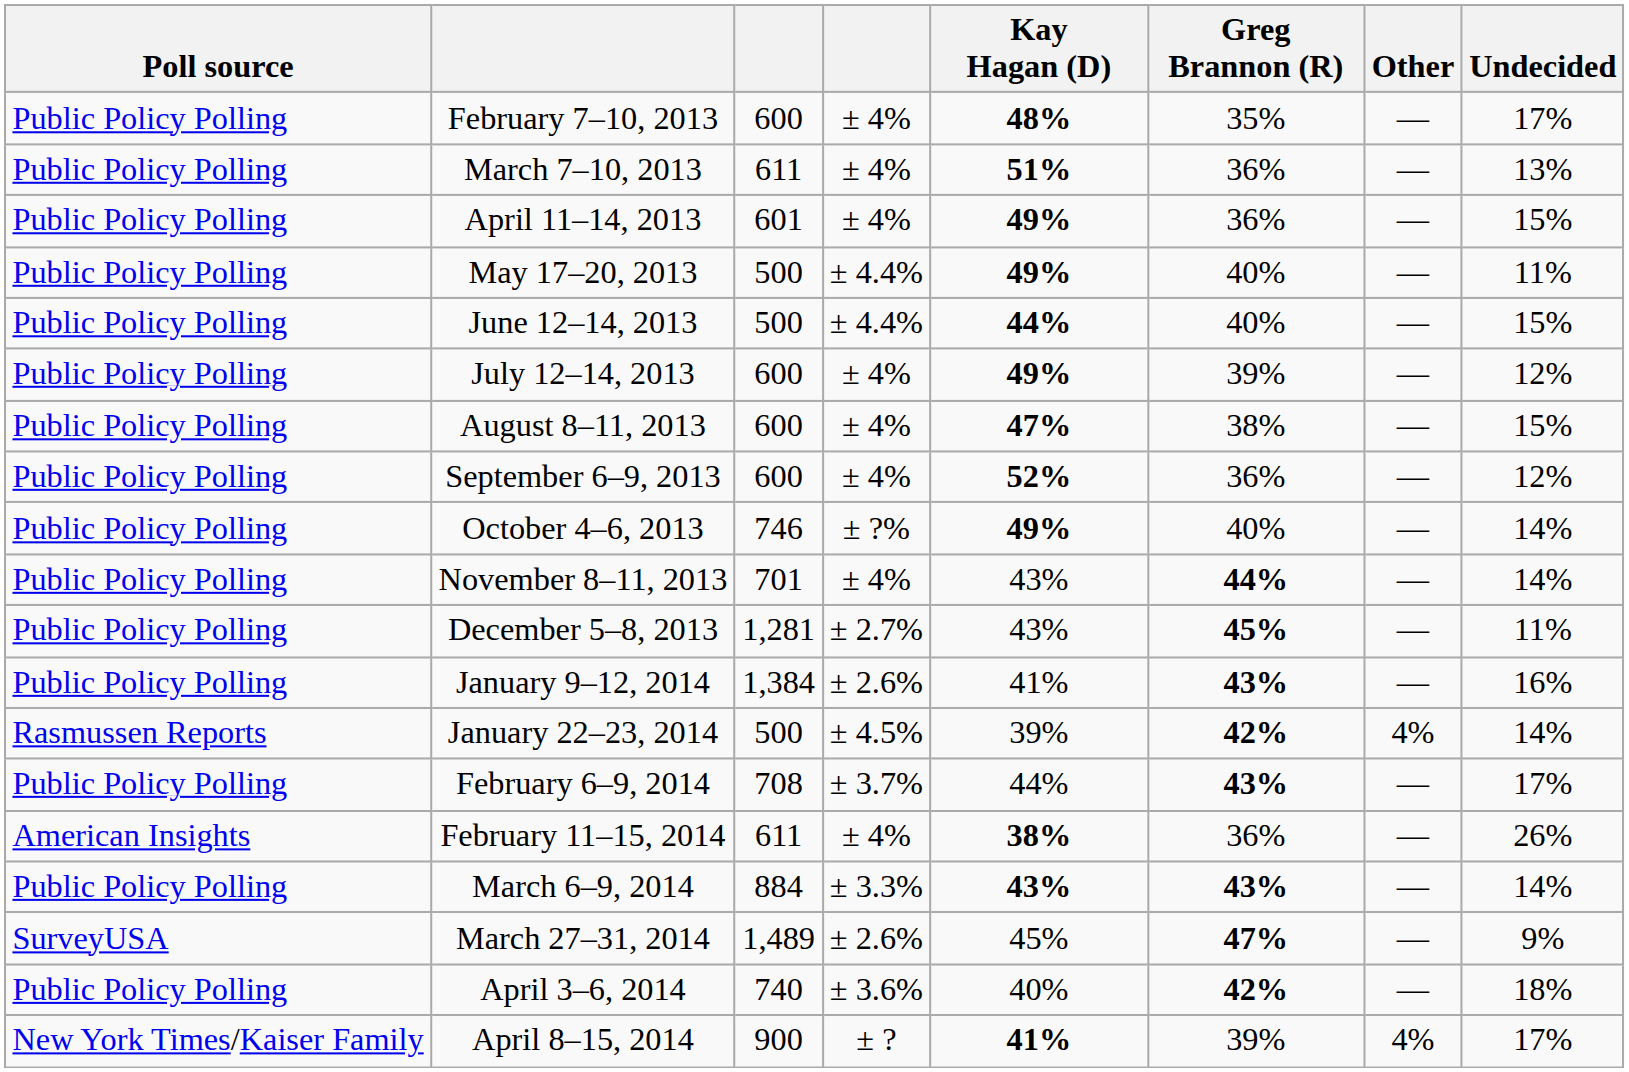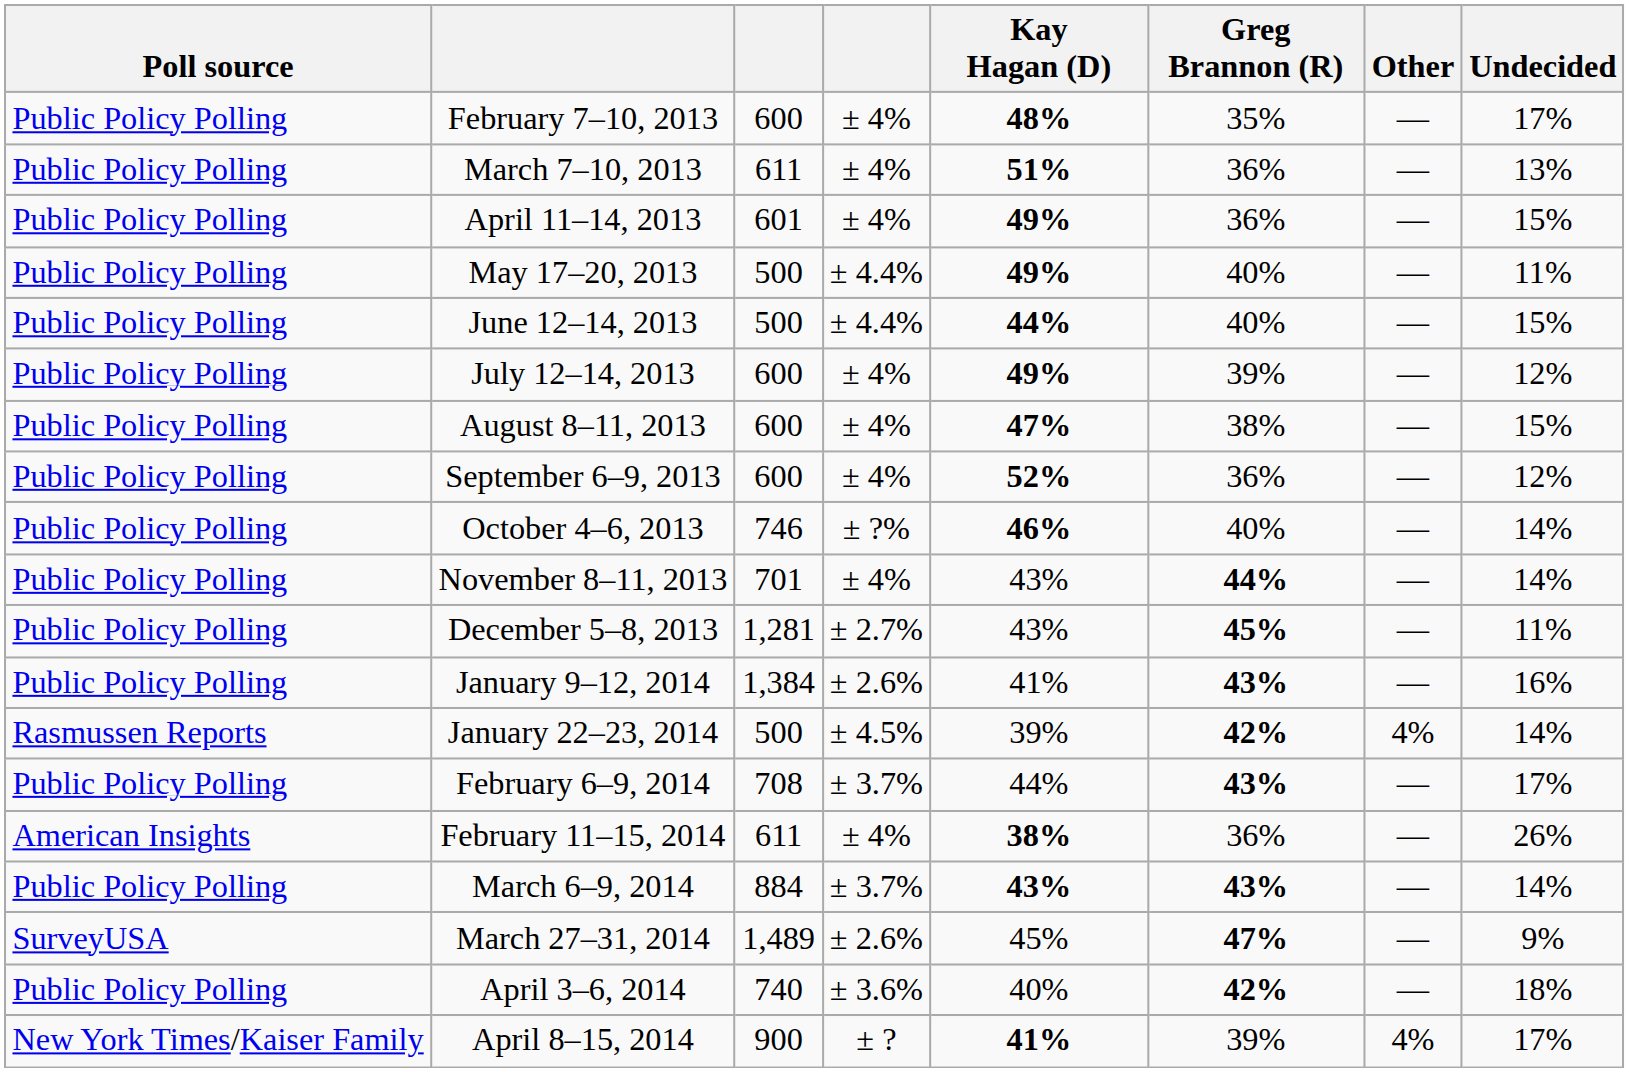(1039, 527) 49% -> (1039, 527) 46%
(876, 886) ± 3.3% -> (876, 886) ± 3.7%
